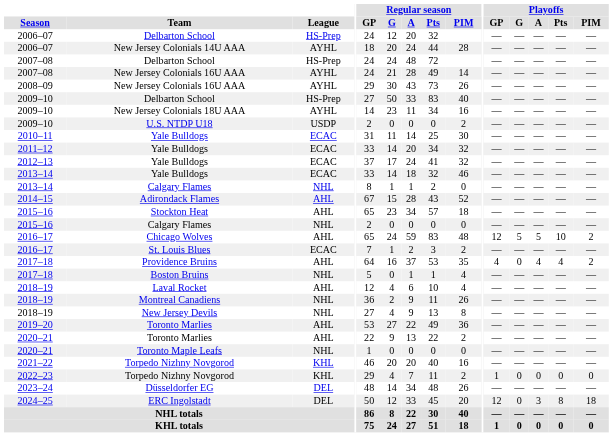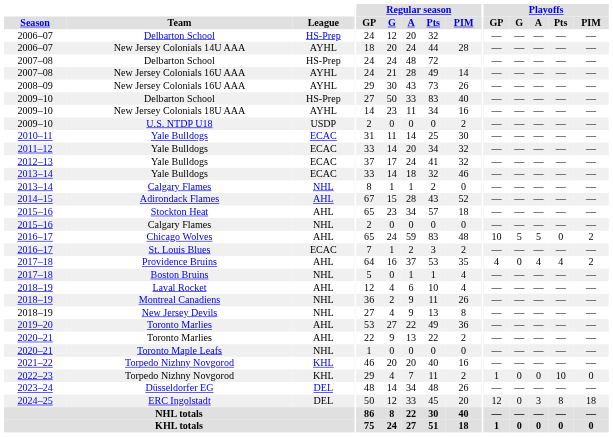(497, 237) 12 -> (497, 237) 10
(561, 237) 10 -> (561, 237) 0
(561, 375) 0 -> (561, 375) 10
